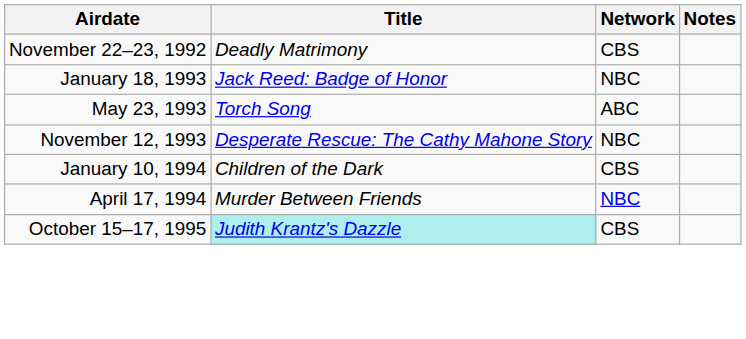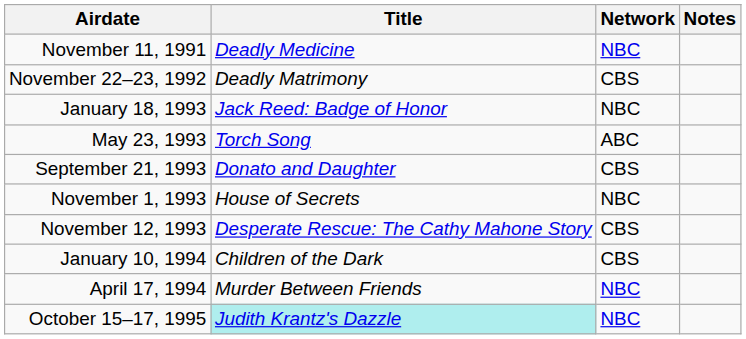+ row: (124, 49)
+ row: (121, 169)
+ row: (129, 199)
(620, 139) NBC -> (620, 229) CBS
(620, 229) CBS -> (620, 318) NBC
